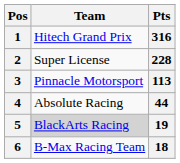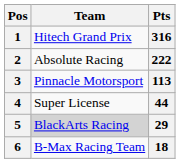(72, 59) Super License -> (79, 59) Absolute Racing
(162, 59) 228 -> (162, 59) 222
(79, 103) Absolute Racing -> (72, 103) Super License
(162, 125) 19 -> (162, 125) 29
